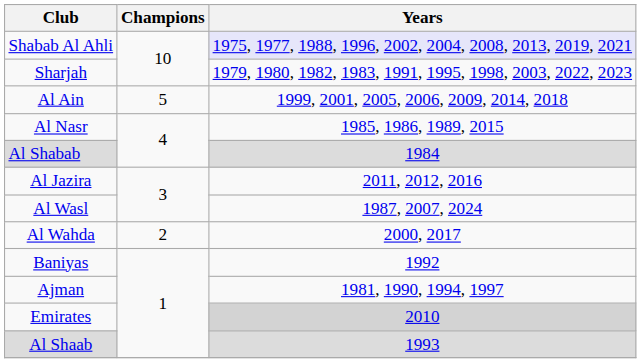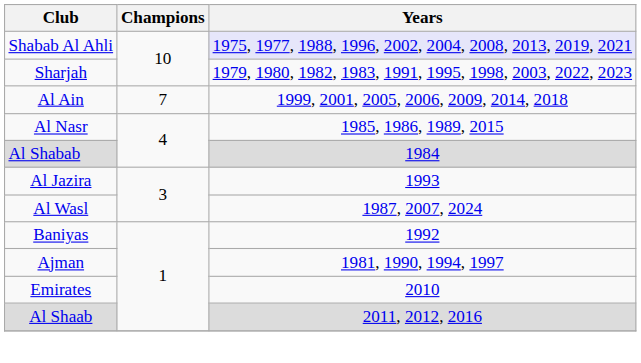(163, 99) 5 -> (163, 99) 7
(422, 180) 2011, 2012, 2016 -> (422, 180) 1993
- row: (61, 235)
(422, 316) lightgrey background -> (422, 289) no background
(422, 343) 1993 -> (422, 316) 2011, 2012, 2016
